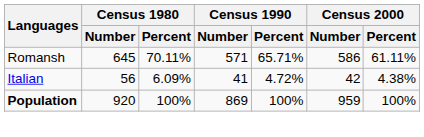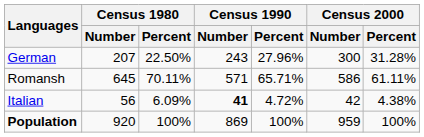+ row: (32, 57)
(240, 79) normal -> (240, 100) bold
